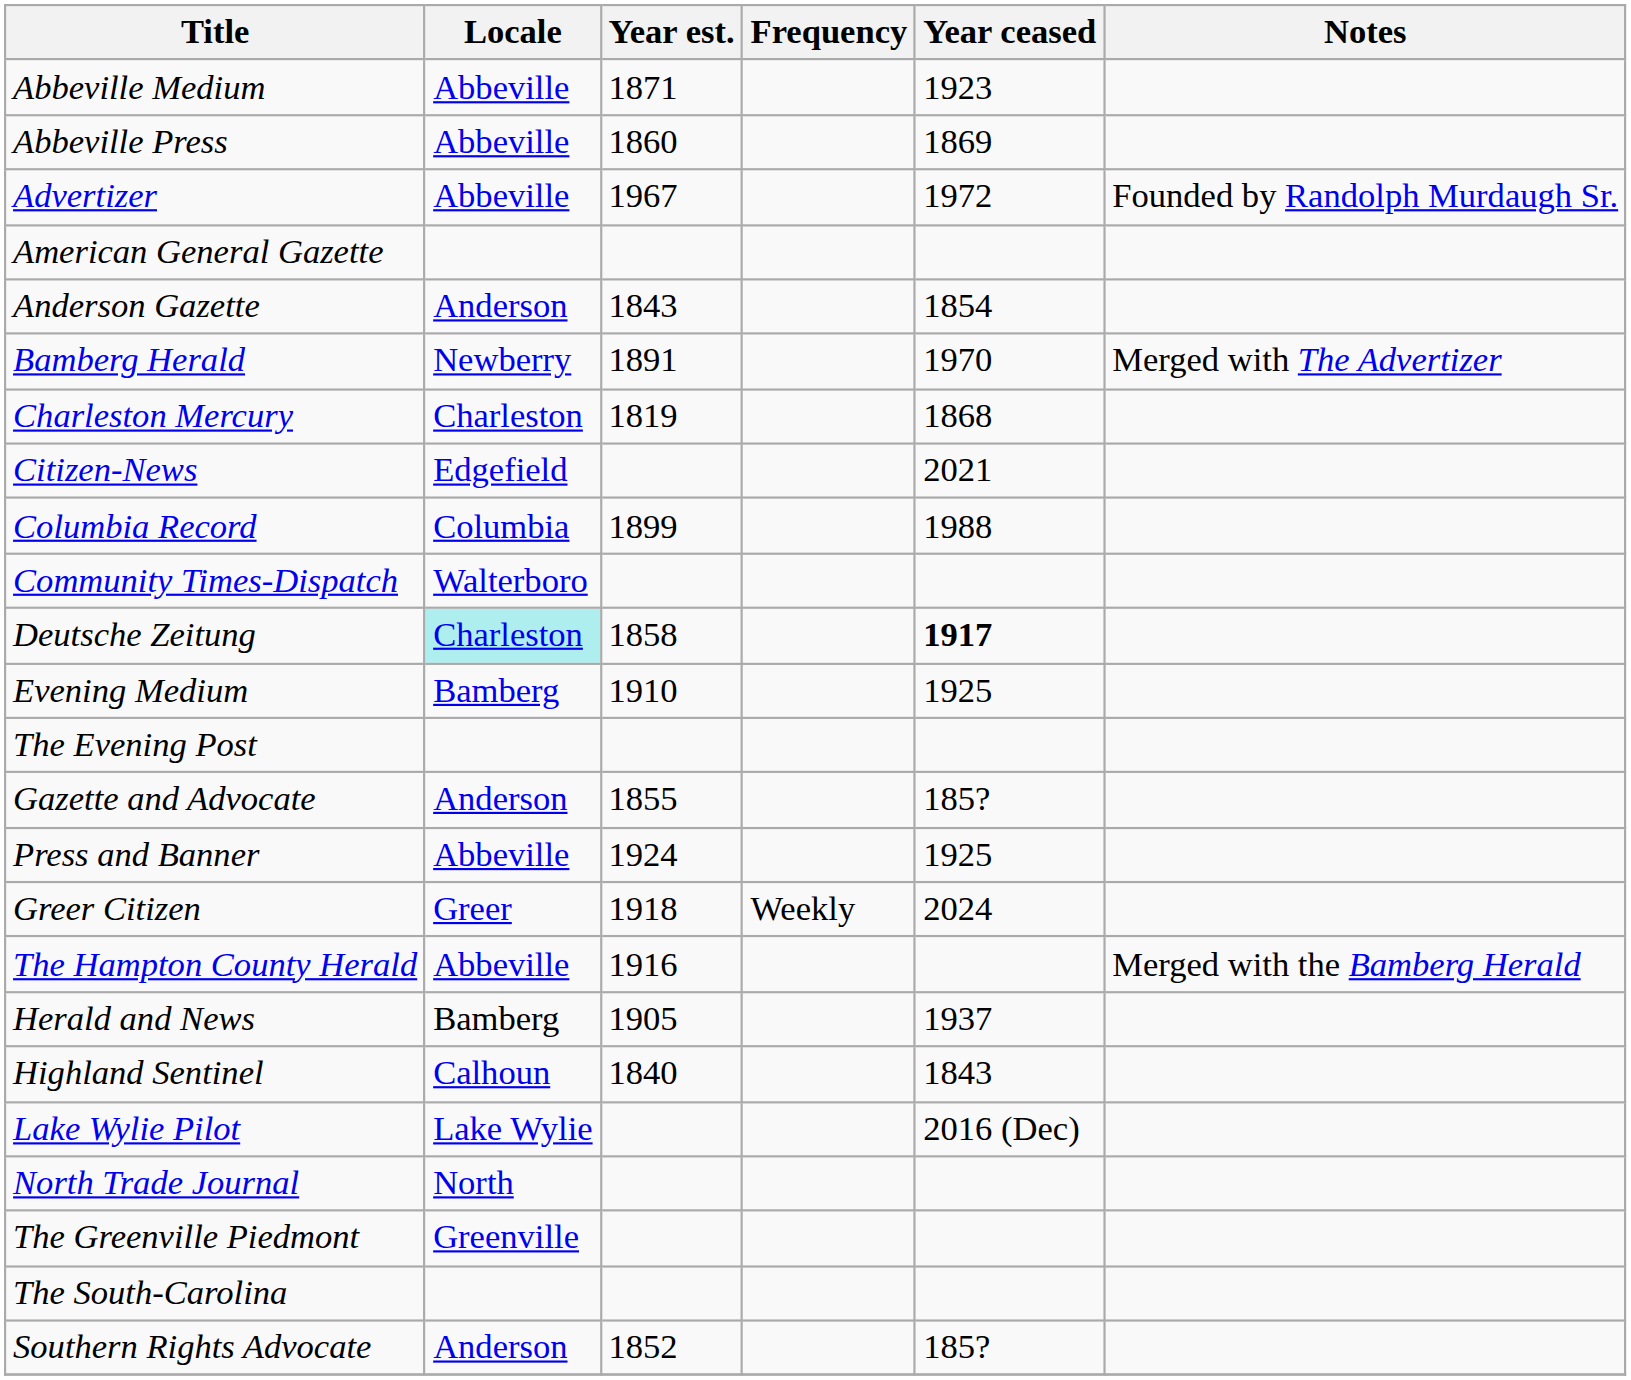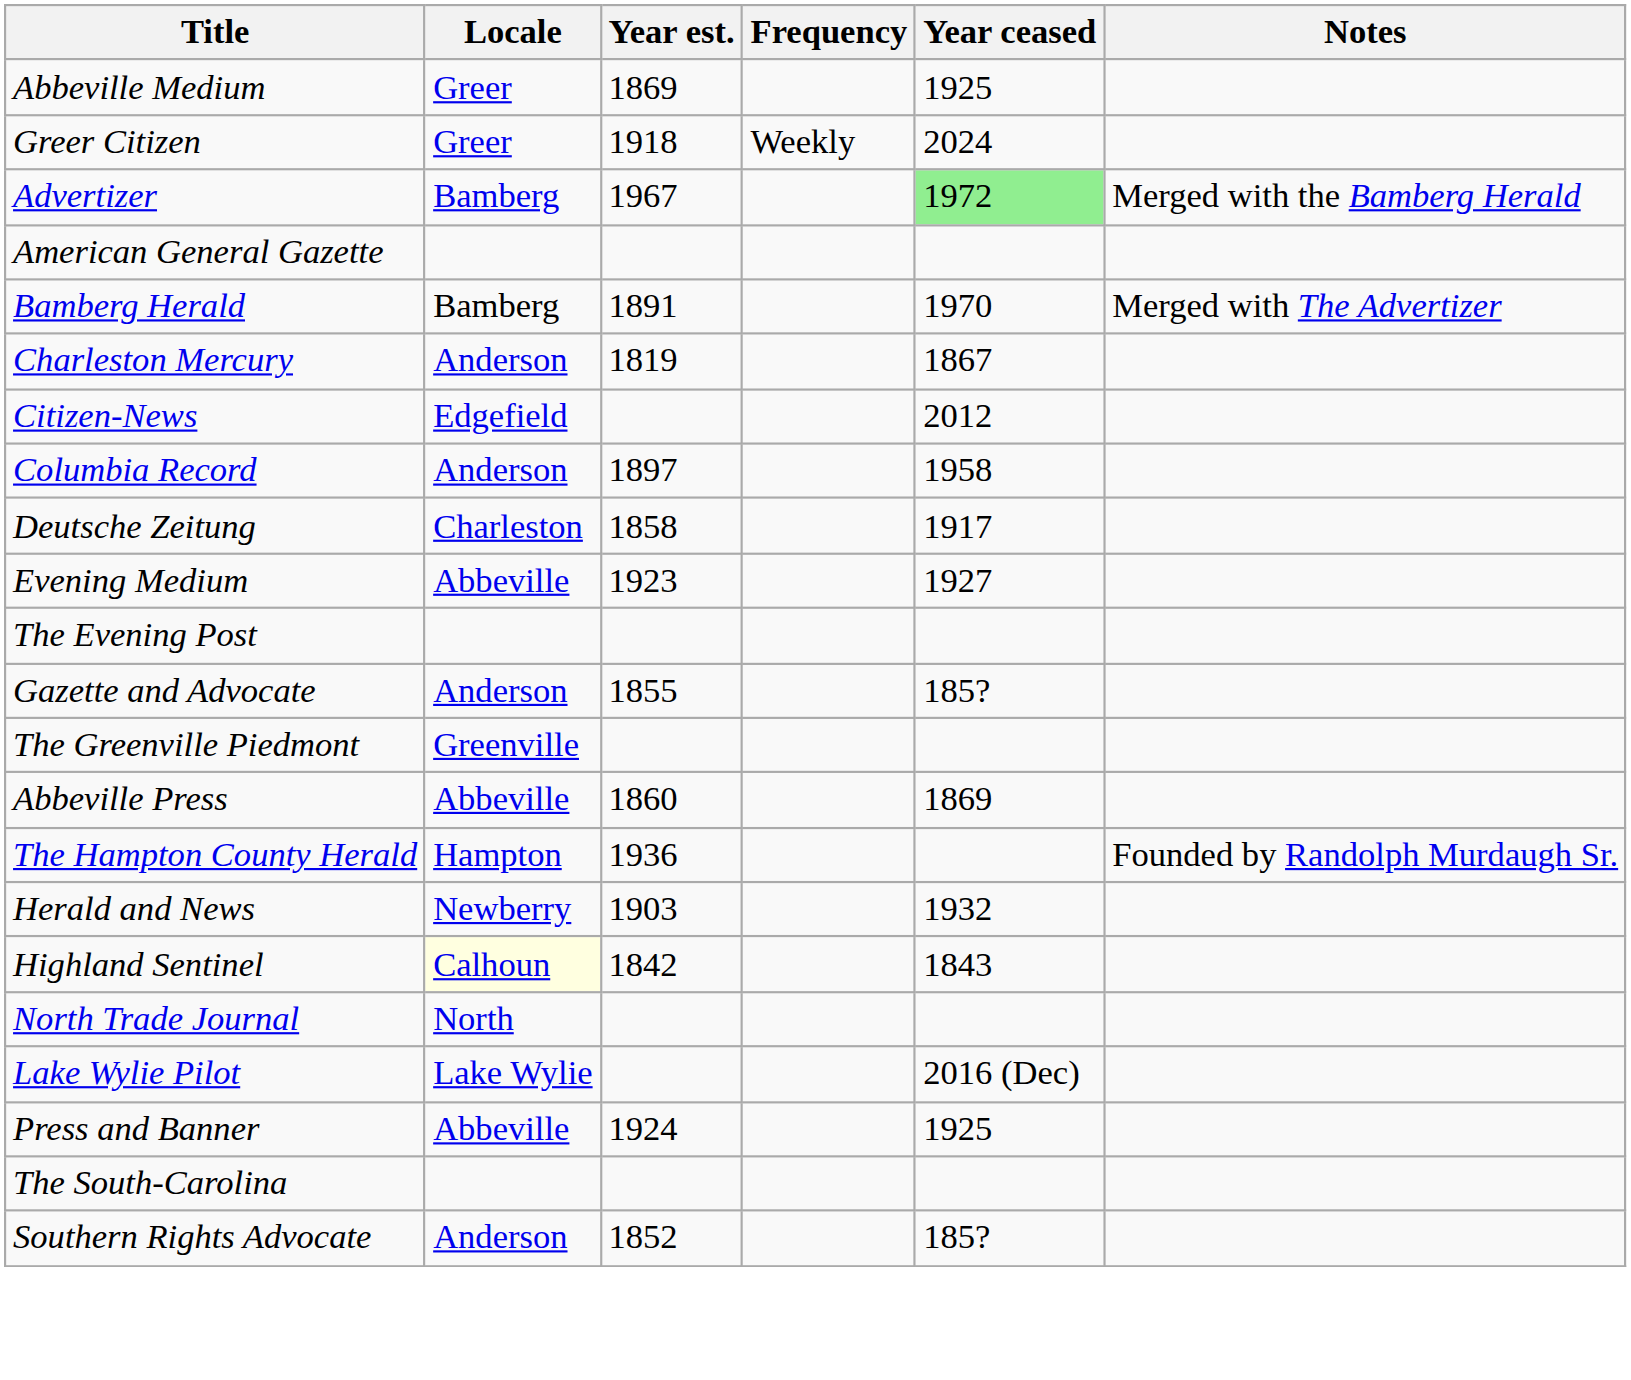(501, 86) Abbeville -> (472, 86) Greer
(643, 86) 1871 -> (643, 86) 1869
(958, 86) 1923 -> (958, 86) 1925
rows swapped: (120, 141) <-> (107, 908)
(501, 196) Abbeville -> (496, 196) Bamberg
(958, 196) no background -> (958, 196) lightgreen background
(1365, 196) Founded by Randolph Murdaugh Sr. -> (1346, 196) Merged with the Bamberg Herald
- row: (136, 305)
(502, 360) Newberry -> (496, 305) Bamberg
(508, 415) Charleston -> (500, 360) Anderson
(958, 415) 1868 -> (958, 360) 1867
(958, 470) 2021 -> (958, 415) 2012
(501, 525) Columbia -> (500, 470) Anderson
(643, 525) 1899 -> (643, 470) 1897
(958, 525) 1988 -> (958, 470) 1958
- row: (206, 580)
(508, 634) paleturquoise background -> (508, 525) no background
(958, 634) bold -> (958, 525) normal
(496, 689) Bamberg -> (501, 580) Abbeville
(643, 689) 1910 -> (643, 580) 1923
(958, 689) 1925 -> (958, 580) 1927
rows swapped: (186, 1237) <-> (136, 854)
(501, 963) Abbeville -> (497, 854) Hampton
(643, 963) 1916 -> (643, 854) 1936
(1346, 963) Merged with the Bamberg Herald -> (1365, 854) Founded by Randolph Murdaugh Sr.
(496, 1018) Bamberg -> (502, 908) Newberry
(643, 1018) 1905 -> (643, 908) 1903
(958, 1018) 1937 -> (958, 908) 1932
(492, 1073) no background -> (492, 963) lightyellow background
(643, 1073) 1840 -> (643, 963) 1842
rows swapped: (127, 1128) <-> (156, 1182)
